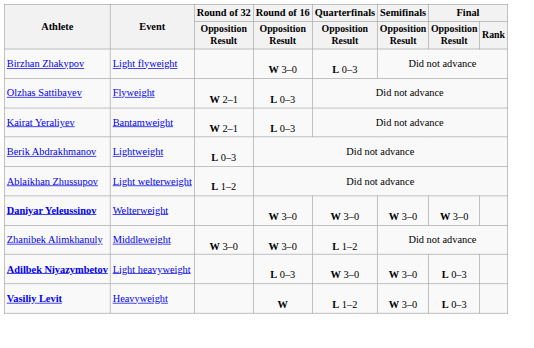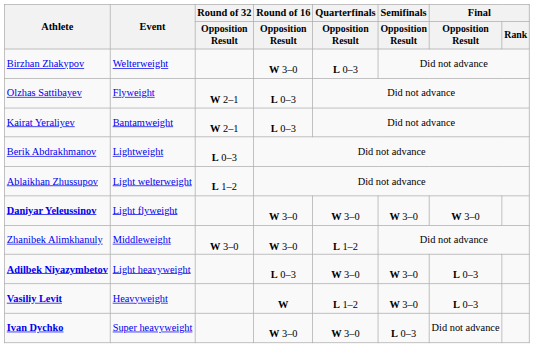(145, 64) Light flyweight -> (140, 64) Welterweight
(140, 211) Welterweight -> (145, 211) Light flyweight
+ row: (35, 328)
